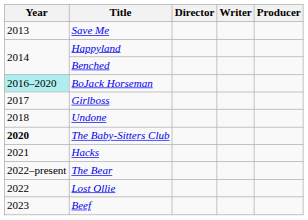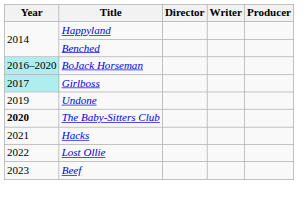- row: (90, 30)
(18, 100) no background -> (18, 83) paleturquoise background
(18, 118) 2018 -> (18, 100) 2019
- row: (92, 170)
